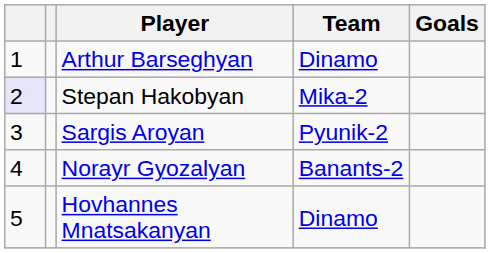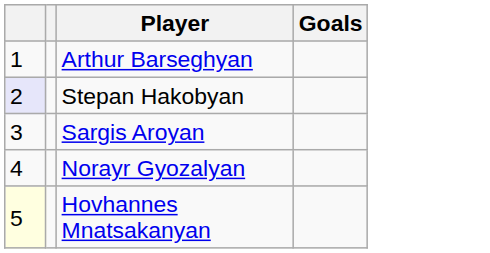- column: (352, 23)
(16, 218) no background -> (16, 218) lightyellow background
